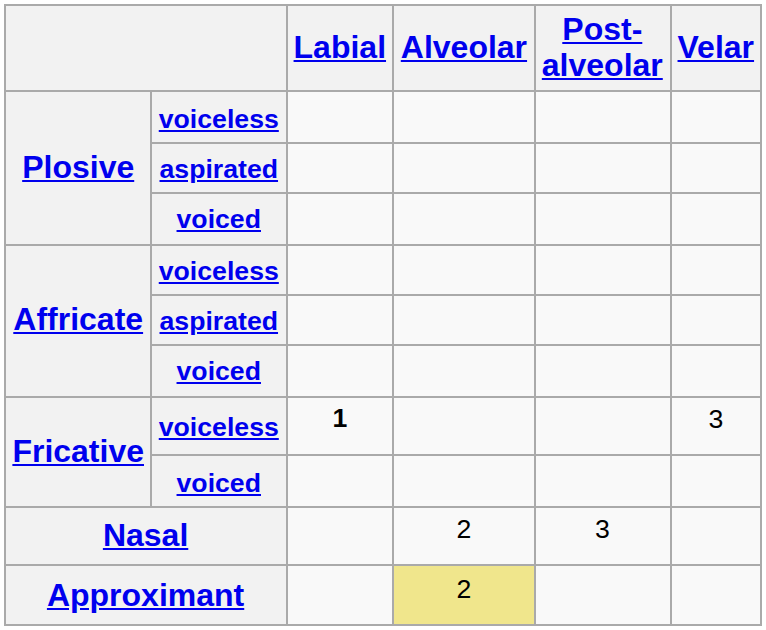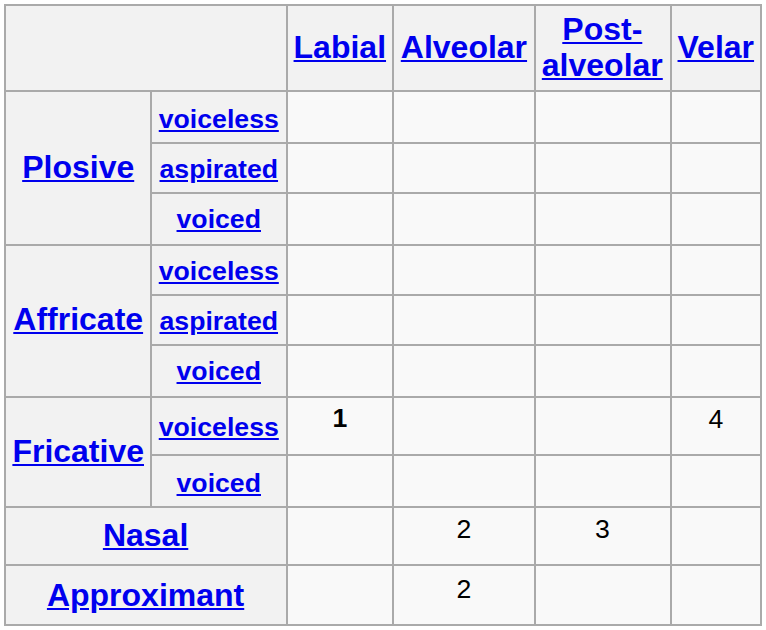(716, 419) 3 -> (716, 419) 4
(464, 588) khaki background -> (464, 588) no background
